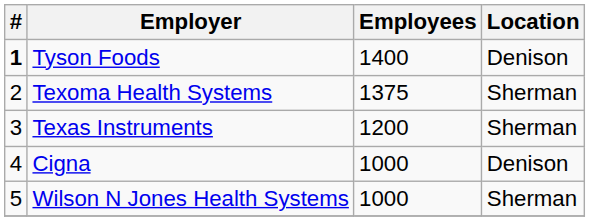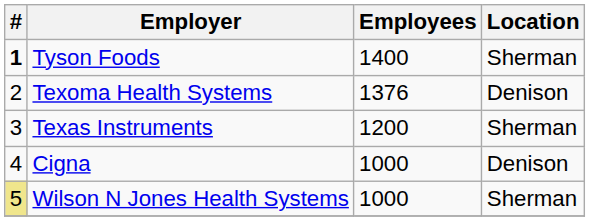(528, 57) Denison -> (532, 57) Sherman
(384, 92) 1375 -> (384, 92) 1376
(532, 92) Sherman -> (528, 92) Denison
(16, 198) no background -> (16, 198) khaki background
